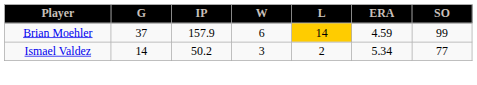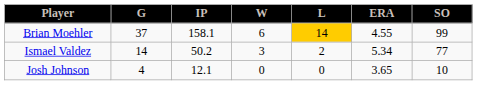(201, 32) 157.9 -> (201, 32) 158.1
(382, 32) 4.59 -> (382, 32) 4.55
+ row: (58, 70)
